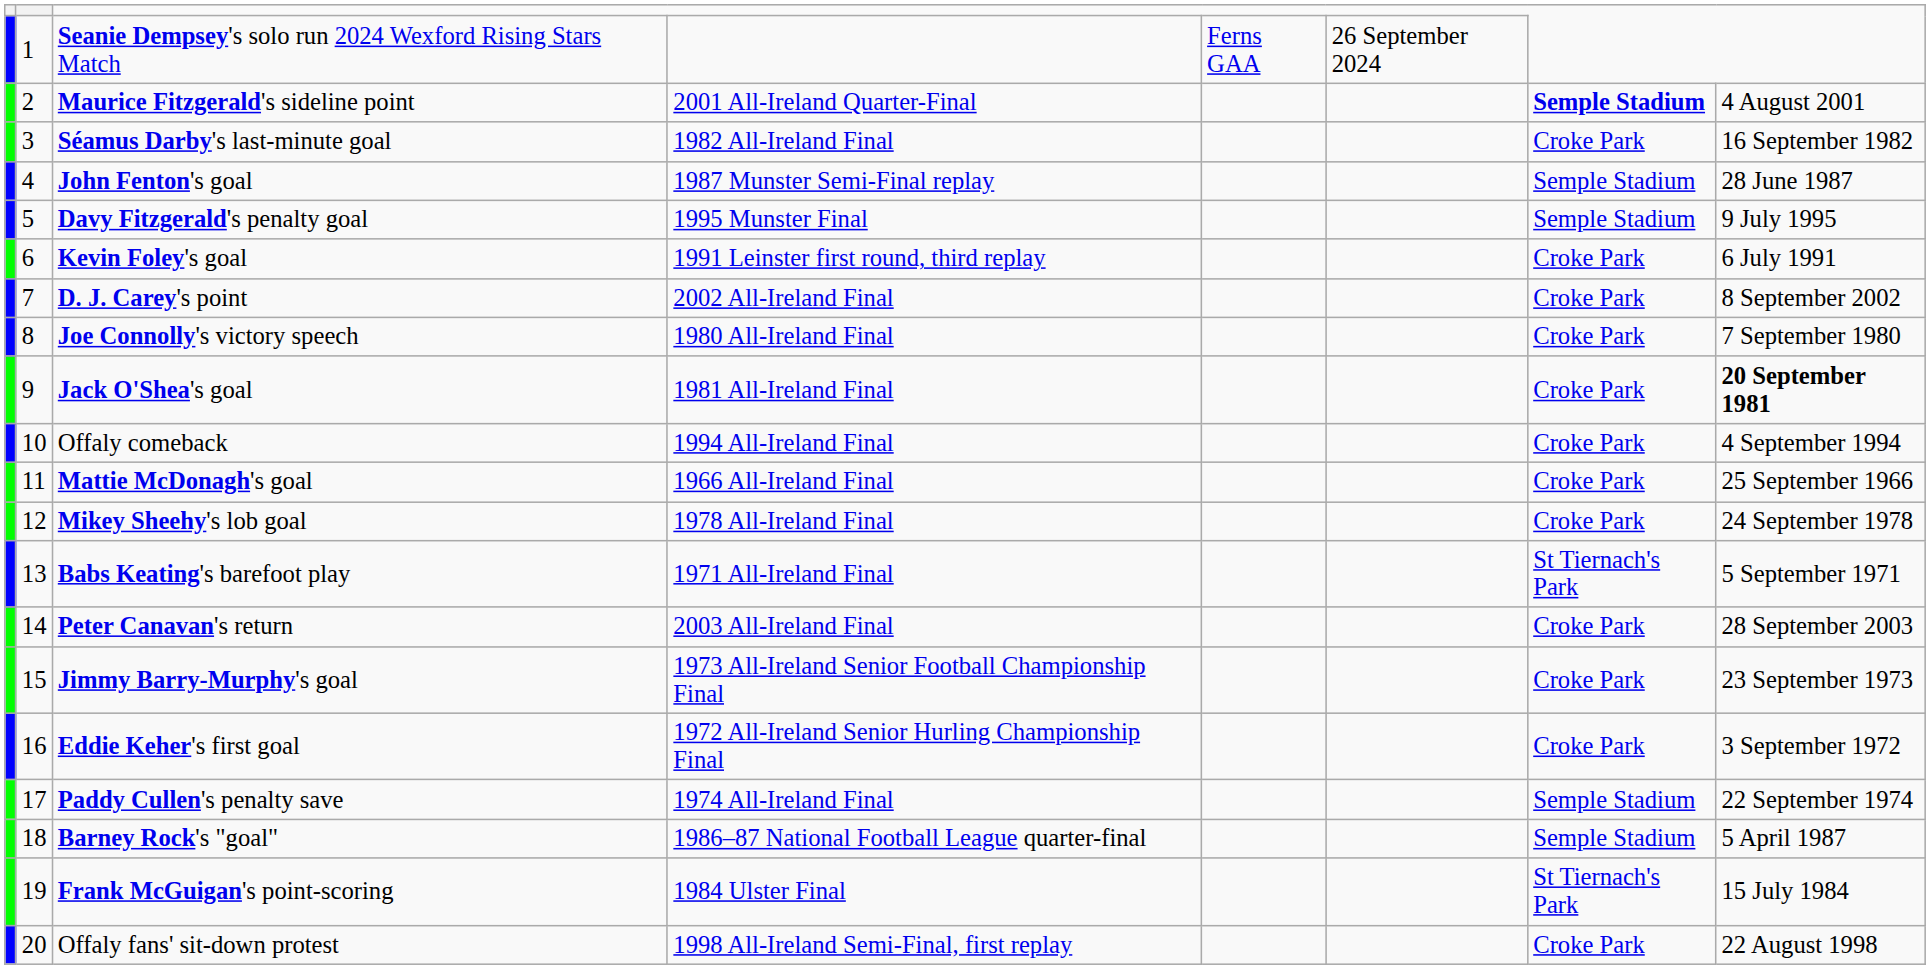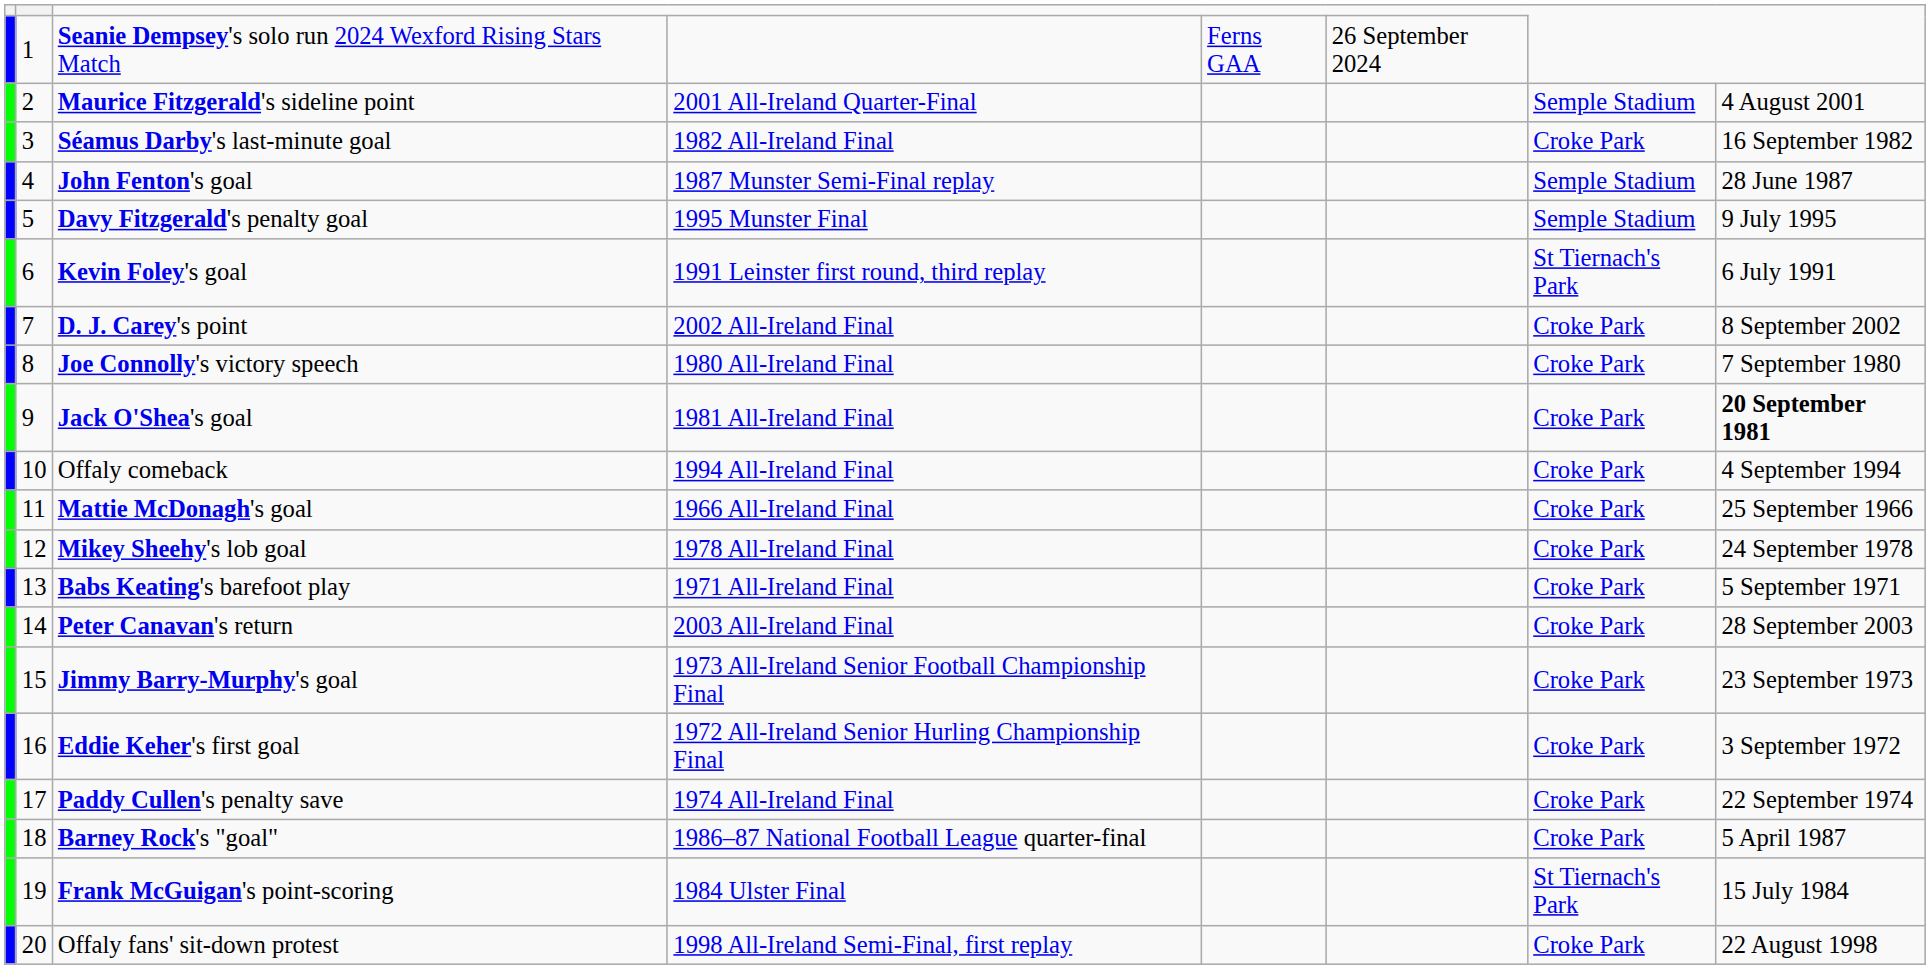(1619, 102) bold -> (1614, 102) normal
(1589, 258) Croke Park -> (1597, 272) St Tiernach's Park
(1597, 573) St Tiernach's Park -> (1589, 587) Croke Park
(1614, 799) Semple Stadium -> (1589, 799) Croke Park
(1614, 838) Semple Stadium -> (1589, 838) Croke Park
